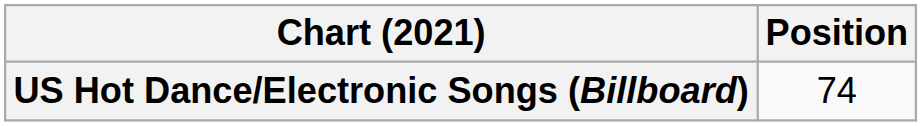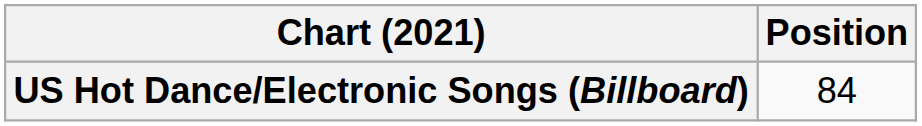(837, 90) 74 -> (837, 90) 84
